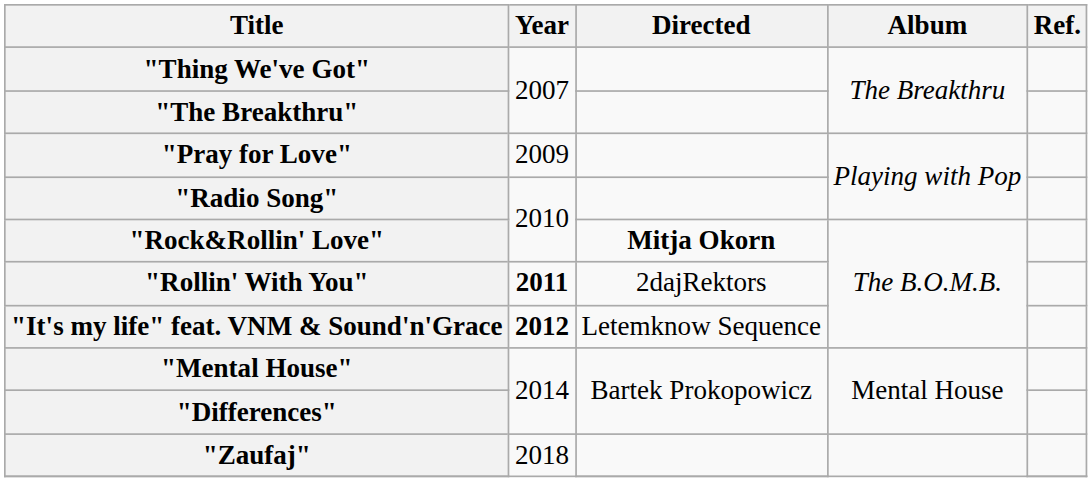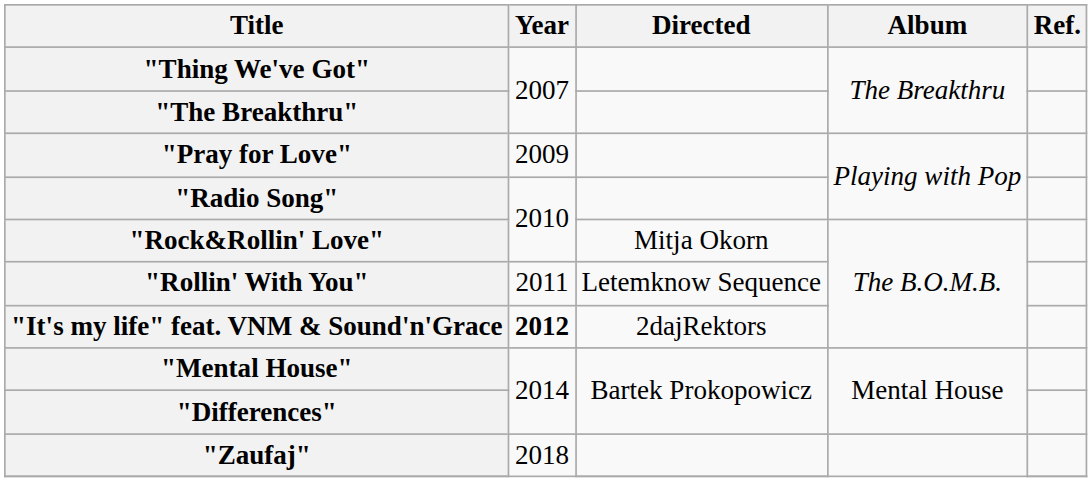(701, 240) bold -> (701, 240) normal
(542, 283) bold -> (542, 283) normal
(701, 283) 2dajRektors -> (701, 283) Letemknow Sequence
(701, 326) Letemknow Sequence -> (701, 326) 2dajRektors
